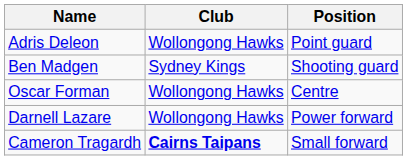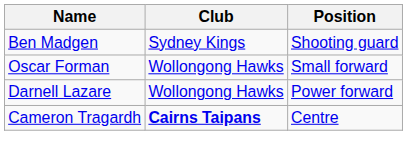- row: (53, 42)
(315, 92) Centre -> (339, 67) Small forward
(339, 142) Small forward -> (315, 117) Centre
